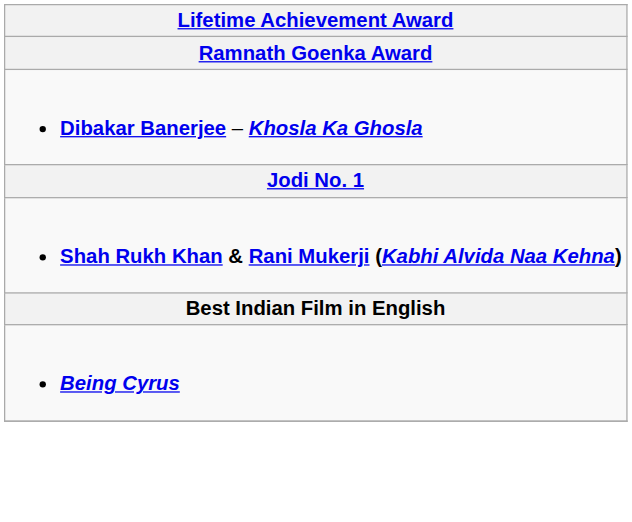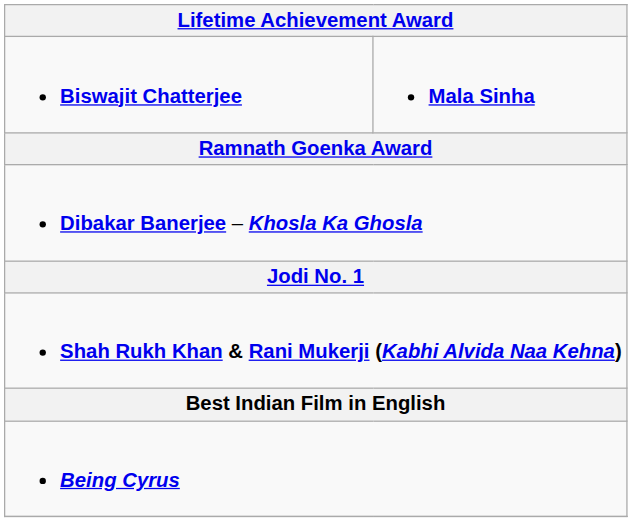+ row: (189, 96)
